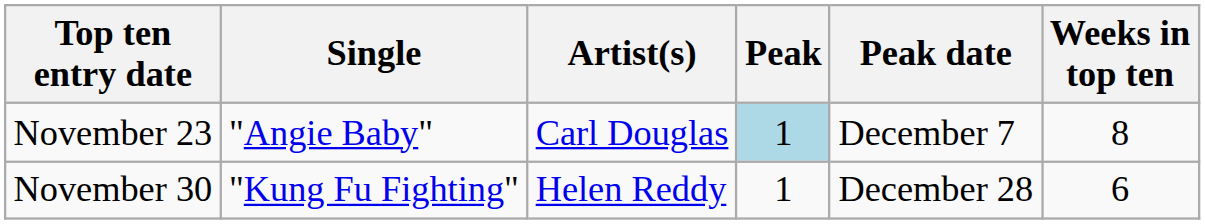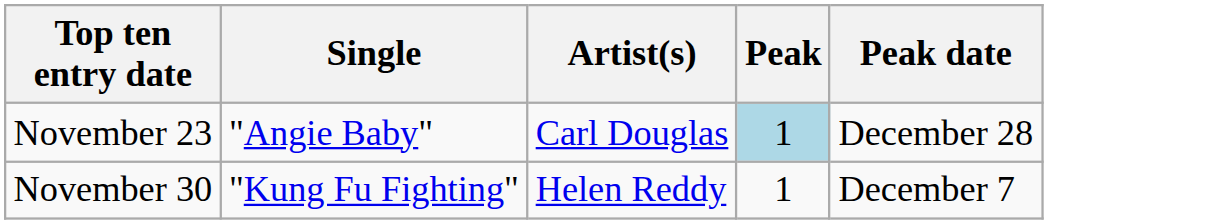- column: (1120, 53)
(927, 131) December 7 -> (936, 131) December 28
(936, 189) December 28 -> (927, 189) December 7
